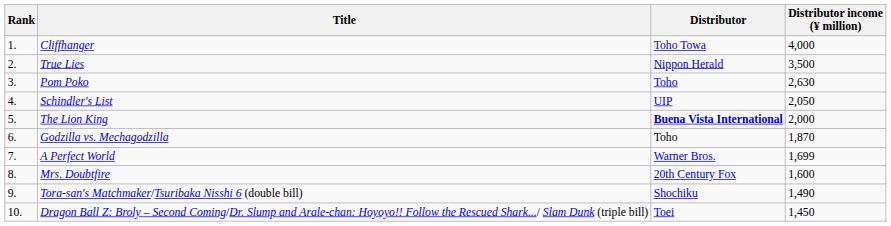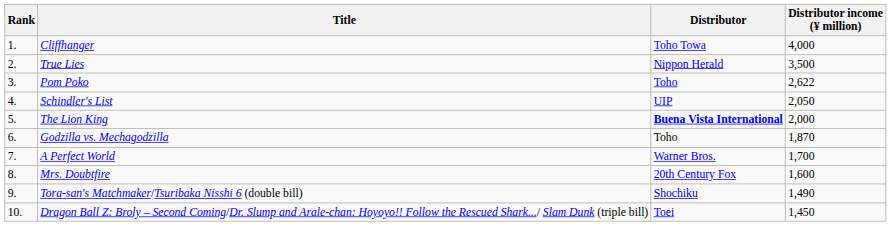(801, 82) 2,630 -> (801, 82) 2,622
(801, 156) 1,699 -> (801, 156) 1,700
